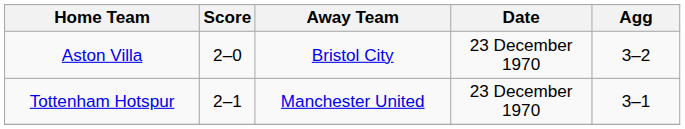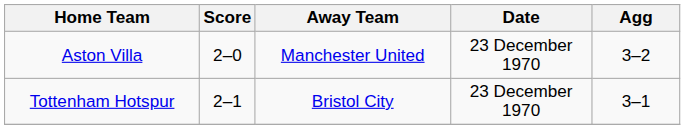(353, 54) Bristol City -> (353, 54) Manchester United
(353, 101) Manchester United -> (353, 101) Bristol City
